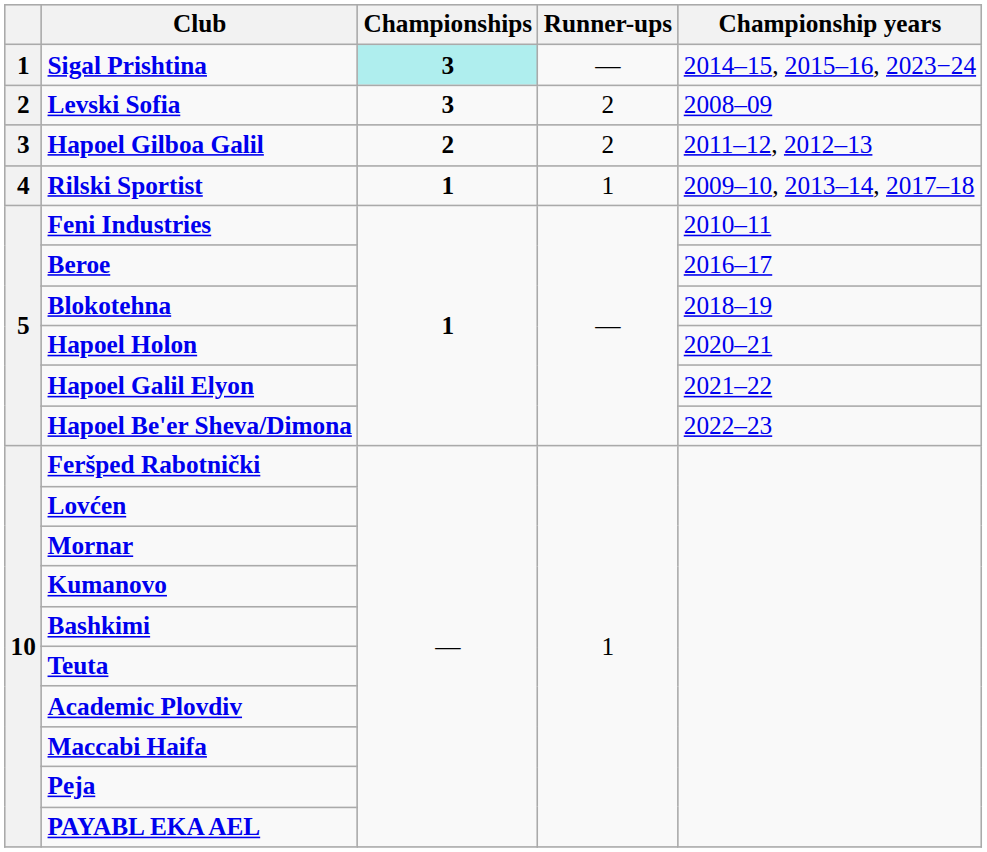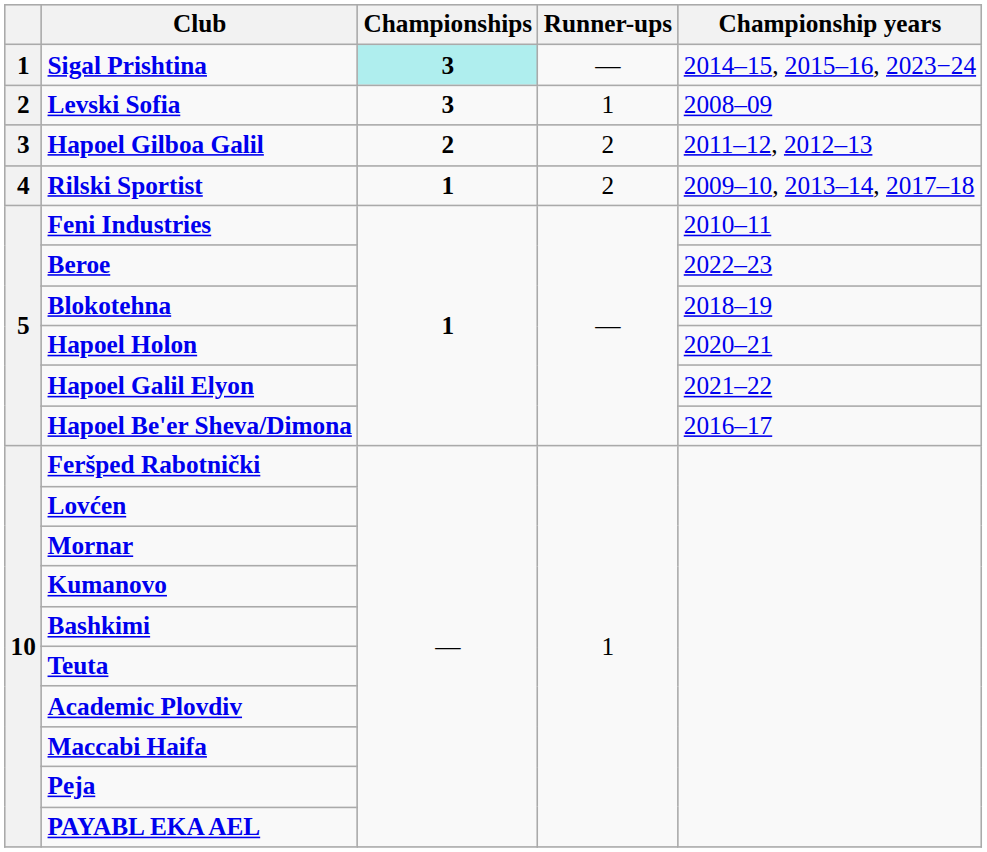(608, 104) 2 -> (608, 104) 1
(608, 184) 1 -> (608, 184) 2
(728, 265) 2016–17 -> (728, 265) 2022–23
(728, 425) 2022–23 -> (728, 425) 2016–17
